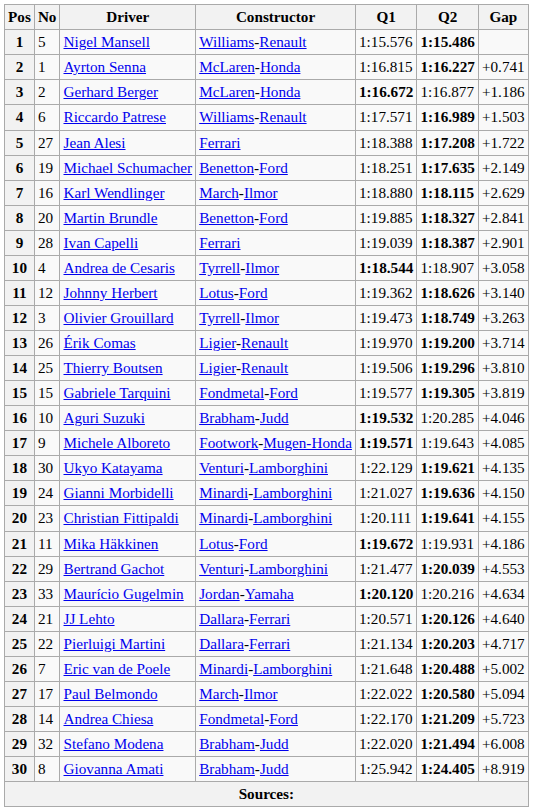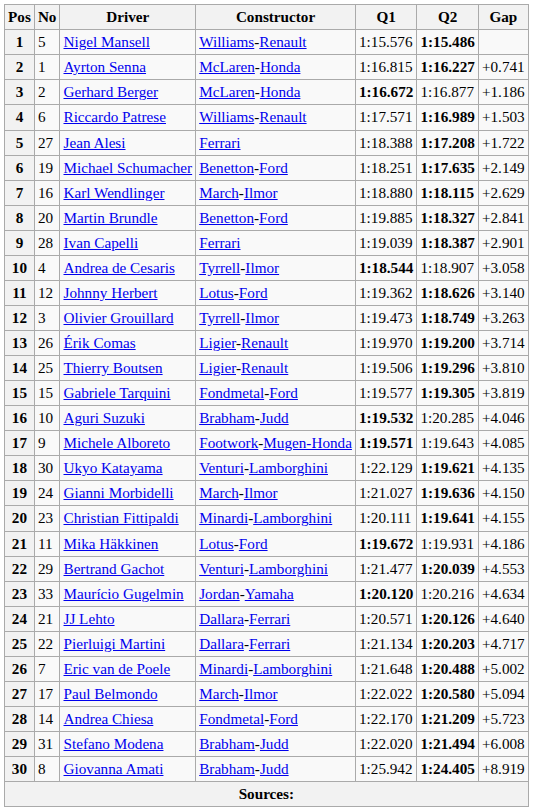(266, 493) Minardi-Lamborghini -> (238, 493) March-Ilmor
(45, 744) 32 -> (45, 744) 31
